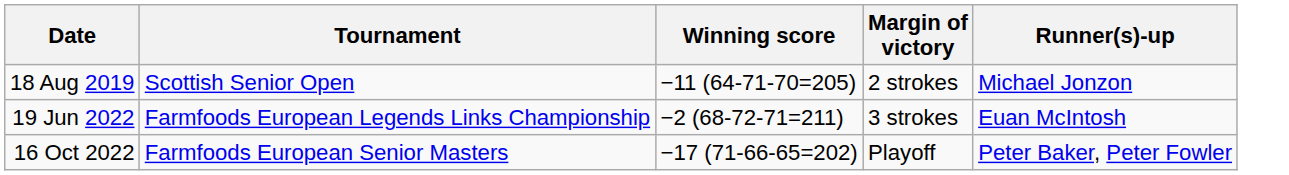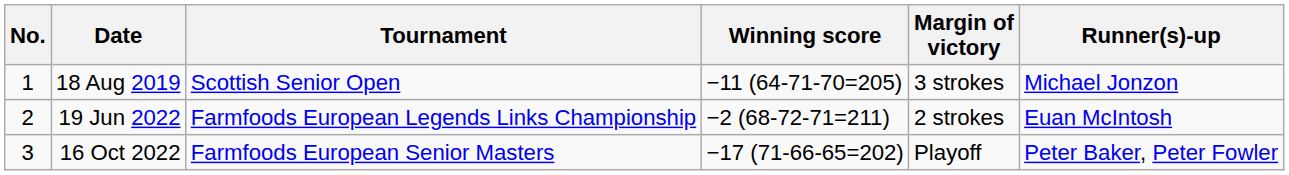+ column: (28, 35)
(913, 82) 2 strokes -> (959, 82) 3 strokes
(913, 118) 3 strokes -> (959, 118) 2 strokes
